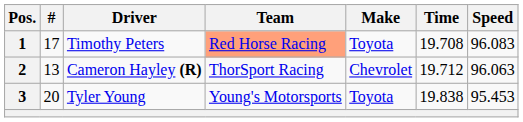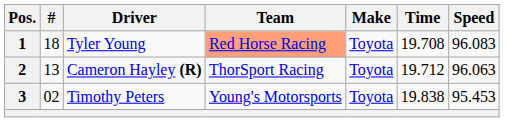(52, 44) 17 -> (52, 44) 18
(116, 44) Timothy Peters -> (106, 44) Tyler Young
(381, 70) Chevrolet -> (371, 70) Toyota
(52, 96) 20 -> (52, 96) 02
(106, 96) Tyler Young -> (116, 96) Timothy Peters
